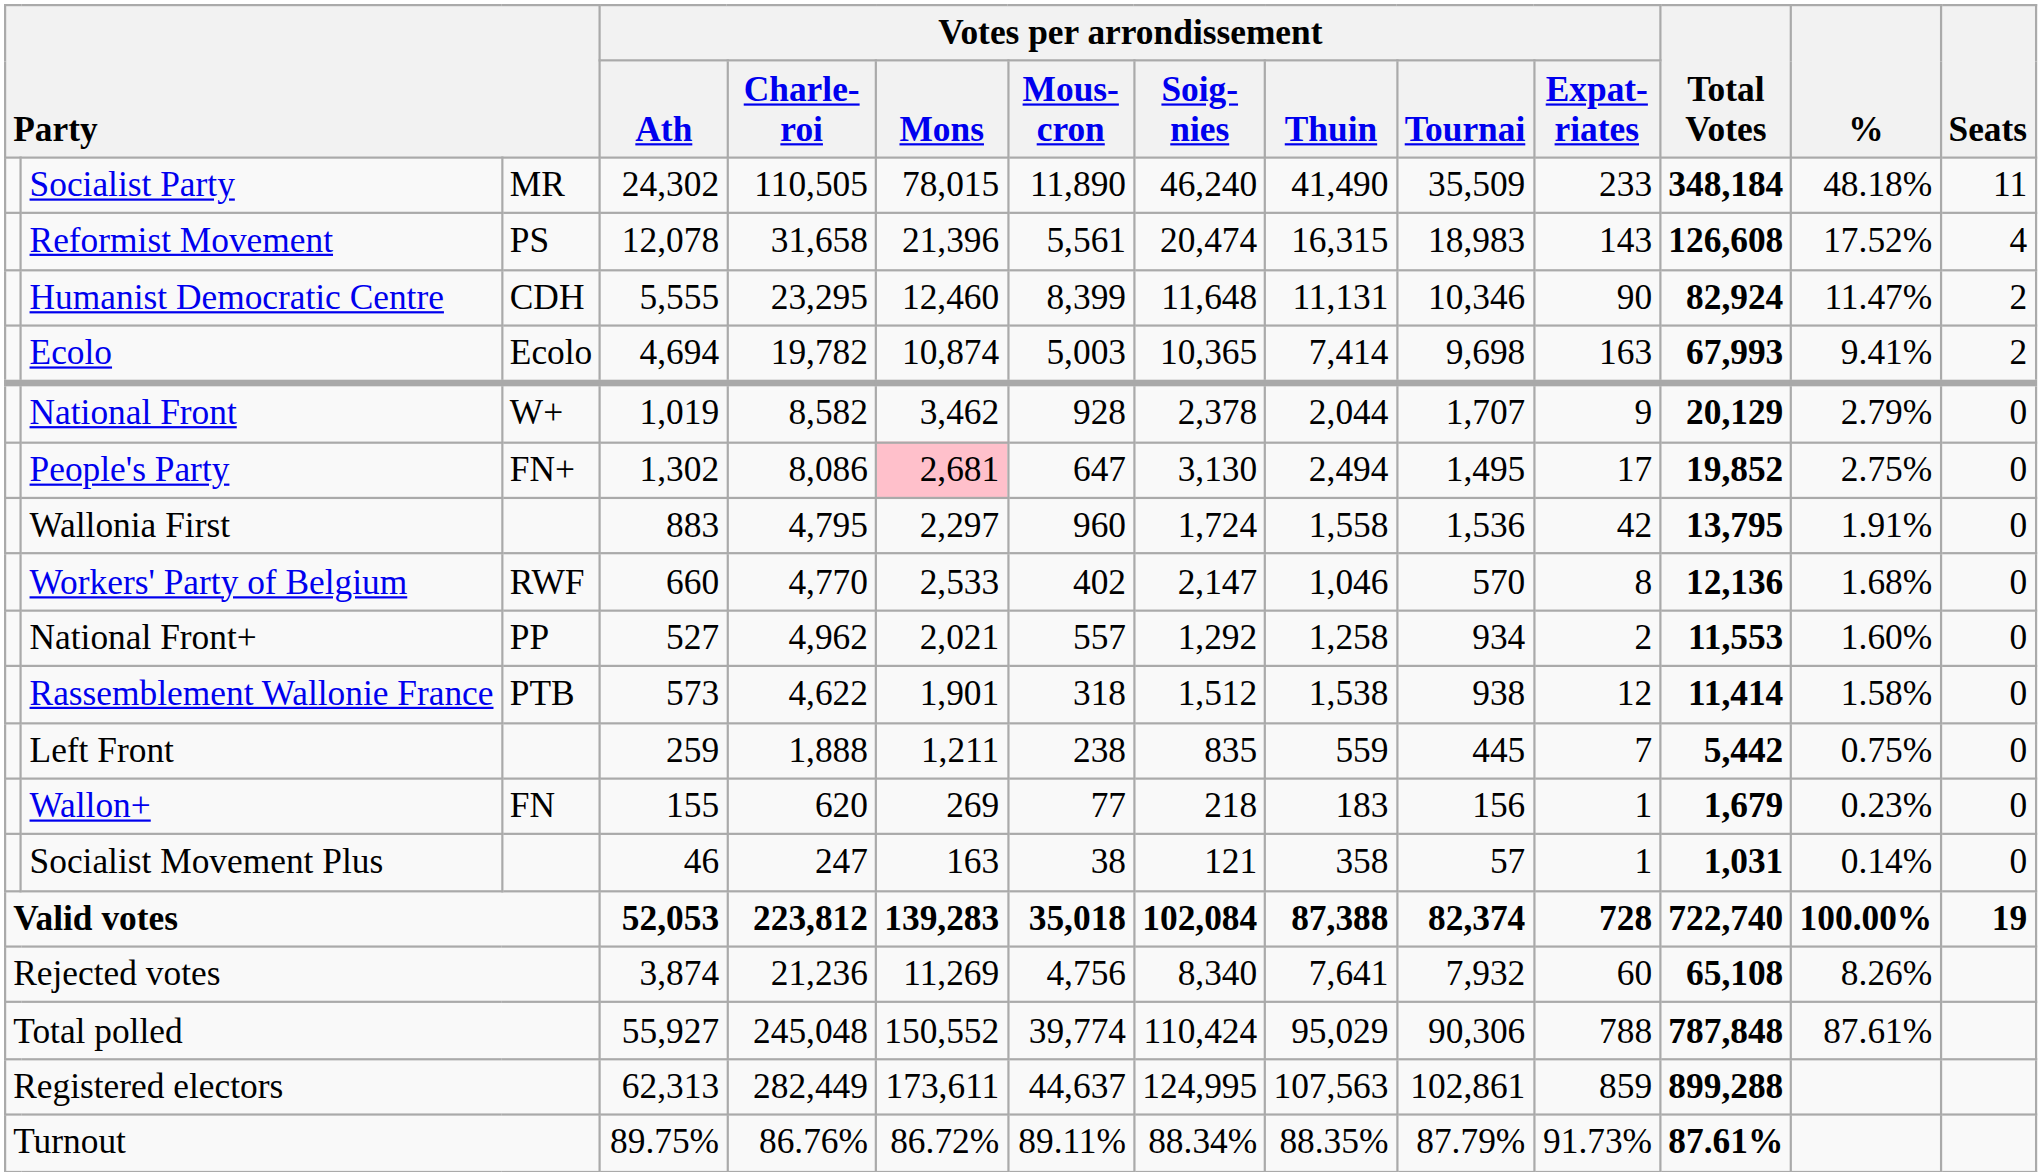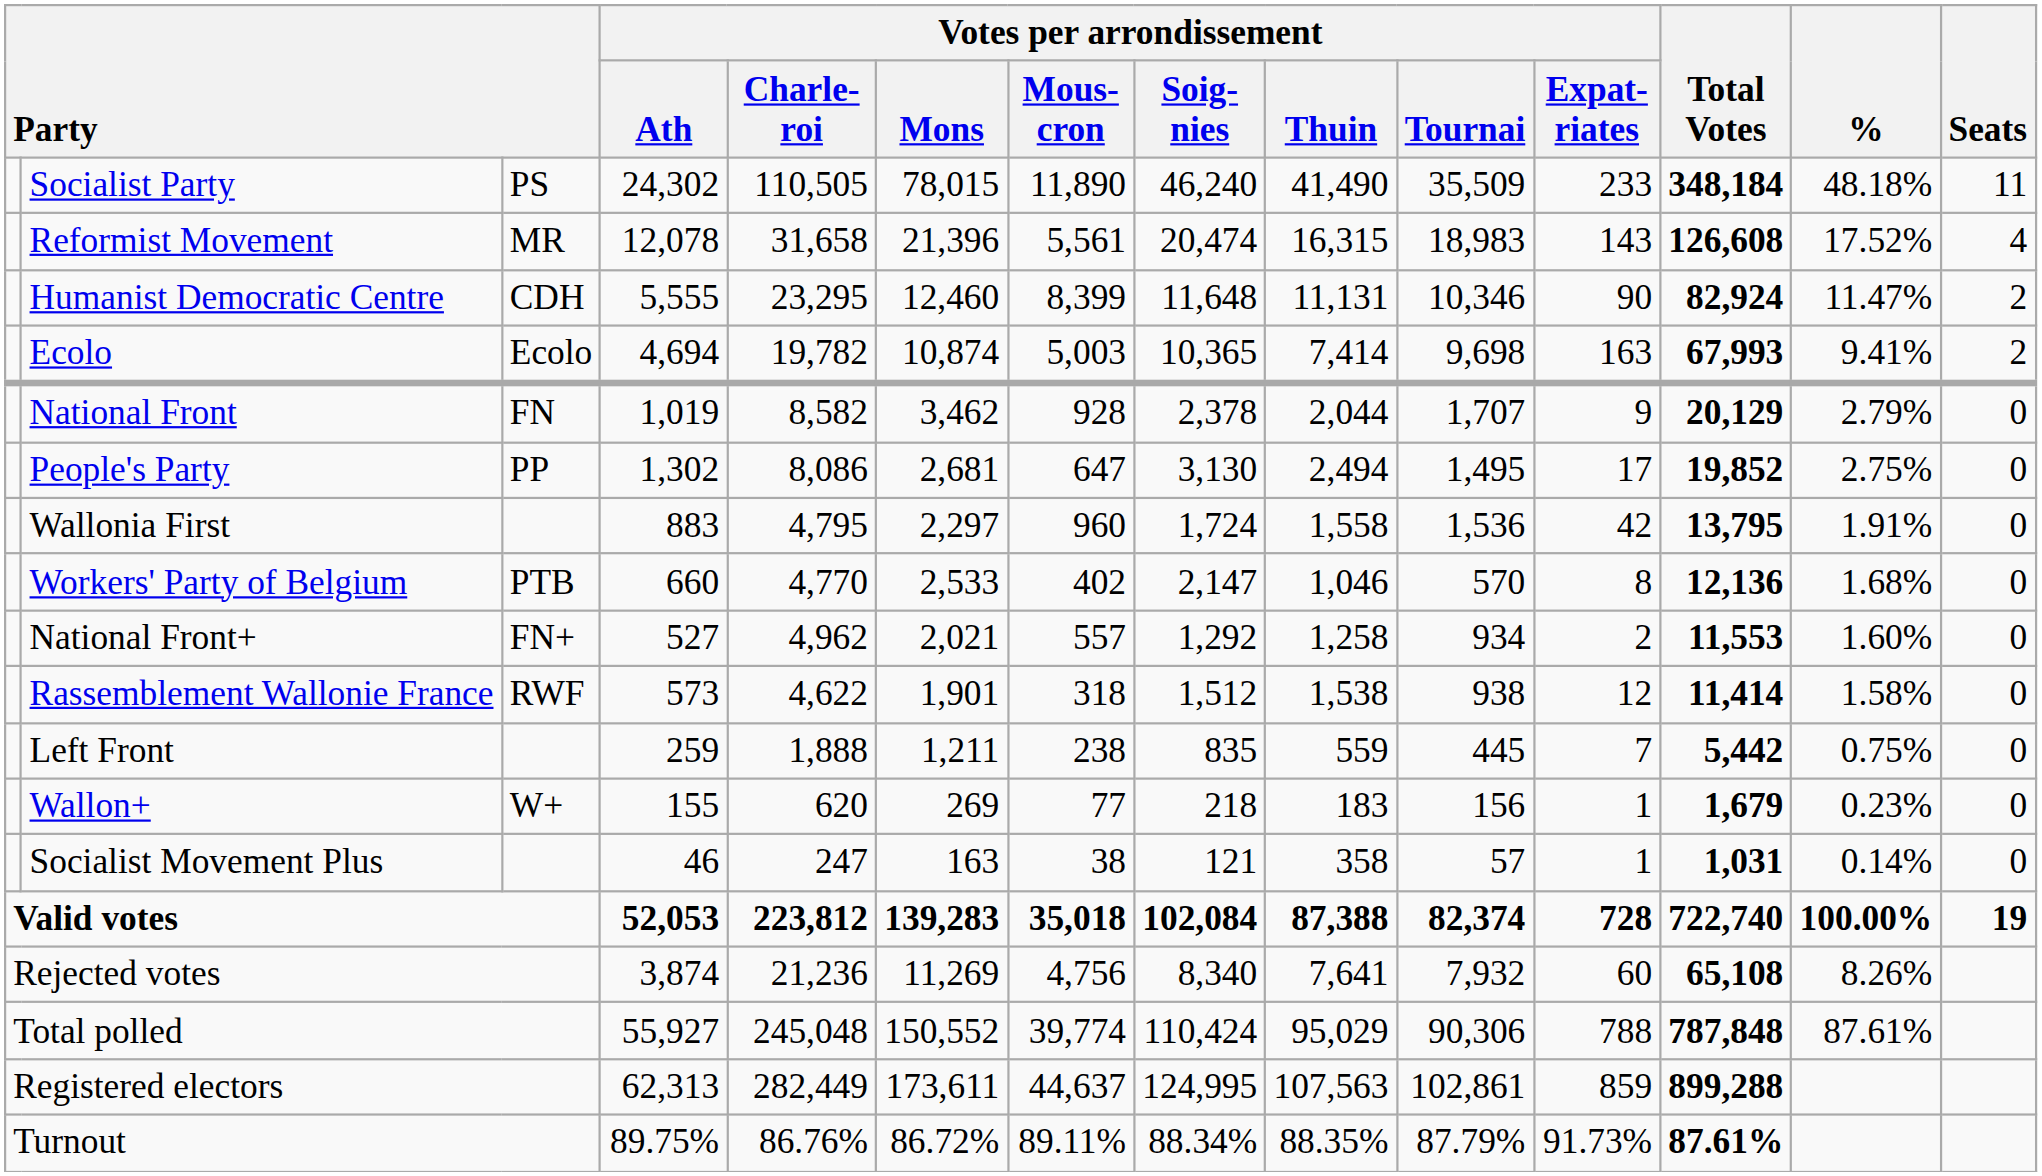(537, 184) MR -> (529, 184) PS
(529, 240) PS -> (537, 240) MR
(536, 413) W+ -> (532, 413) FN
(542, 469) FN+ -> (529, 469) PP
(959, 469) pink background -> (959, 469) no background
(547, 581) RWF -> (542, 581) PTB
(529, 637) PP -> (542, 637) FN+
(542, 693) PTB -> (547, 693) RWF
(532, 805) FN -> (536, 805) W+
